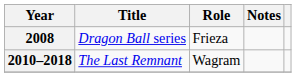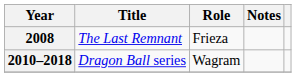(132, 38) Dragon Ball series -> (130, 38) The Last Remnant
(130, 60) The Last Remnant -> (132, 60) Dragon Ball series
